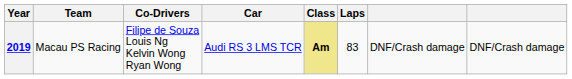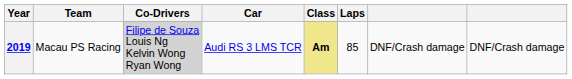(162, 48) no background -> (162, 48) lightgrey background
(352, 48) 83 -> (352, 48) 85
